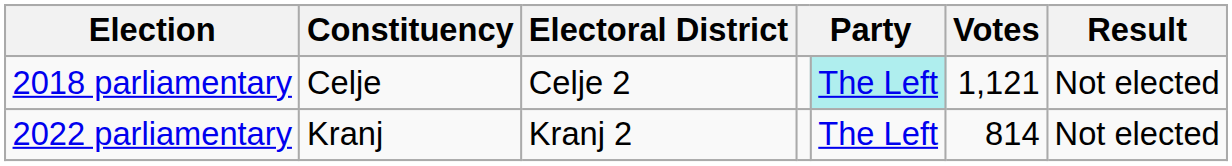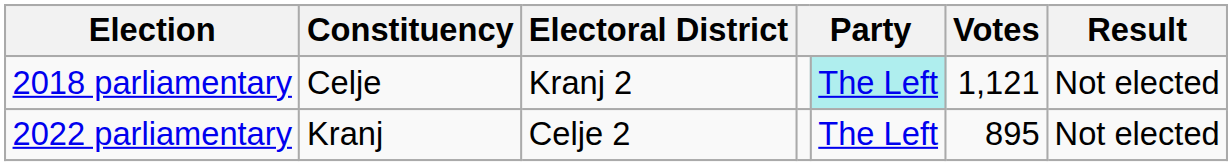(580, 82) Celje 2 -> (581, 82) Kranj 2
(581, 133) Kranj 2 -> (580, 133) Celje 2
(1012, 133) 814 -> (1012, 133) 895
